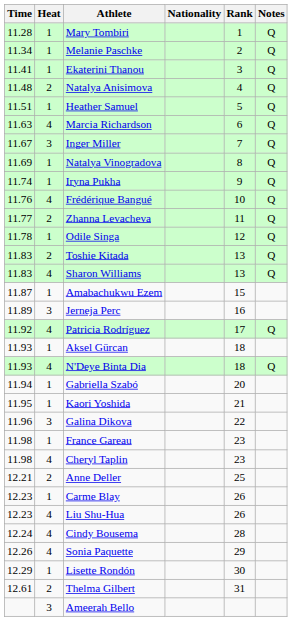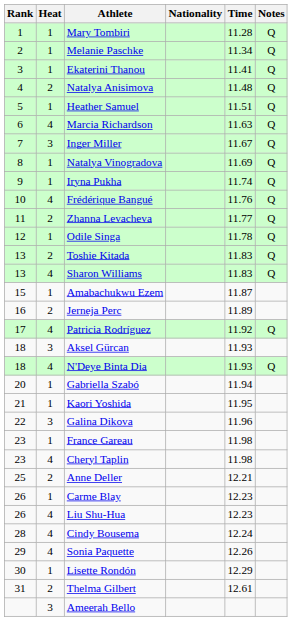columns swapped: (240, 13) <-> (20, 13)
(49, 310) 3 -> (50, 310) 2
(49, 347) 1 -> (50, 347) 3
